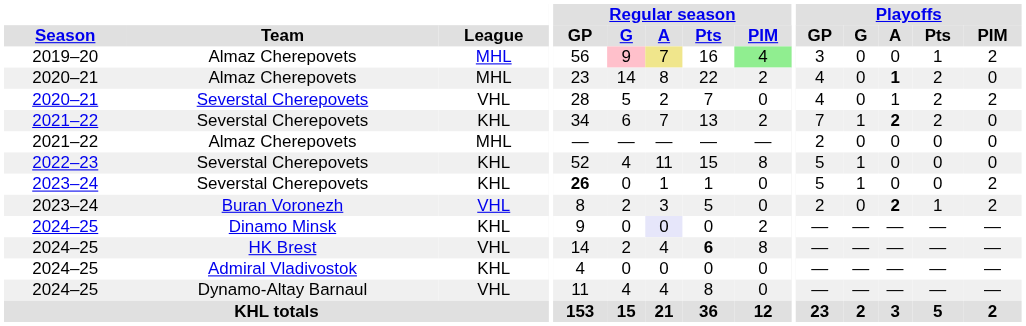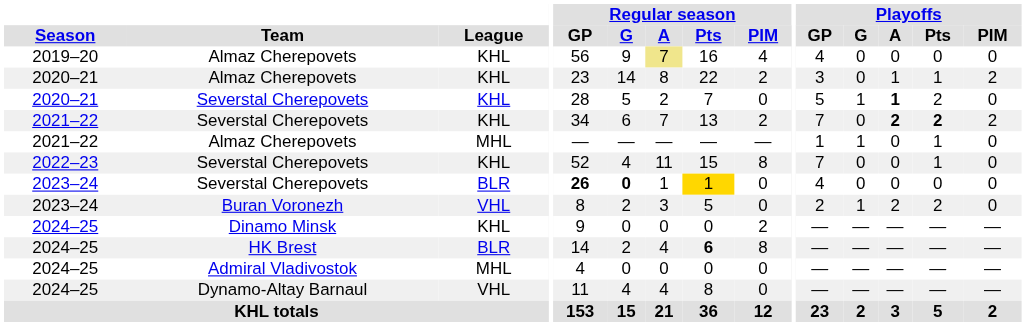(494, 56) MHL -> (494, 56) KHL
(626, 56) pink background -> (626, 56) no background
(763, 56) lightgreen background -> (763, 56) no background
(820, 56) 3 -> (820, 56) 4
(938, 56) 1 -> (938, 56) 0
(993, 56) 2 -> (993, 56) 0
(494, 78) MHL -> (494, 78) KHL
(820, 78) 4 -> (820, 78) 3
(895, 78) bold -> (895, 78) normal
(938, 78) 2 -> (938, 78) 1
(993, 78) 0 -> (993, 78) 2
(494, 99) VHL -> (494, 99) KHL
(820, 99) 4 -> (820, 99) 5
(861, 99) 0 -> (861, 99) 1
(895, 99) normal -> (895, 99) bold
(993, 99) 2 -> (993, 99) 0
(861, 120) 1 -> (861, 120) 0
(938, 120) normal -> (938, 120) bold
(993, 120) 0 -> (993, 120) 2
(820, 141) 2 -> (820, 141) 1
(861, 141) 0 -> (861, 141) 1
(938, 141) 0 -> (938, 141) 1
(820, 162) 5 -> (820, 162) 7
(861, 162) 1 -> (861, 162) 0
(938, 162) 0 -> (938, 162) 1
(494, 184) KHL -> (494, 184) BLR
(626, 184) normal -> (626, 184) bold
(708, 184) no background -> (708, 184) gold background
(820, 184) 5 -> (820, 184) 4
(861, 184) 1 -> (861, 184) 0
(993, 184) 2 -> (993, 184) 0
(861, 205) 0 -> (861, 205) 1
(895, 205) bold -> (895, 205) normal
(938, 205) 1 -> (938, 205) 2
(993, 205) 2 -> (993, 205) 0
(664, 226) lavender background -> (664, 226) no background
(494, 247) VHL -> (494, 247) BLR
(494, 268) KHL -> (494, 268) MHL
